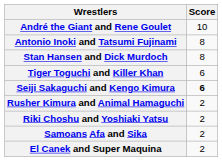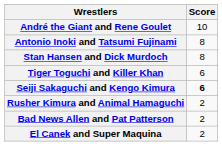- row: (96, 118)
+ row: (96, 118)
- row: (96, 133)
